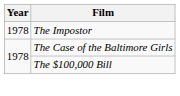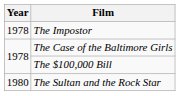+ row: (97, 82)
